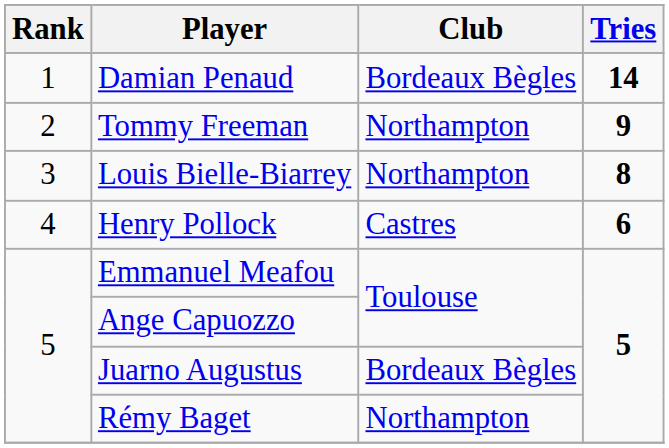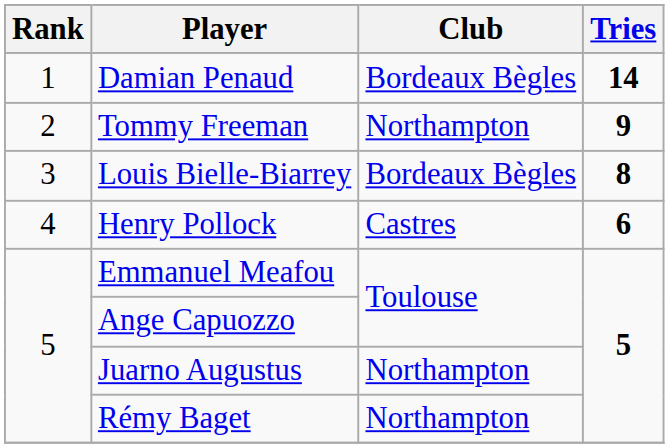(447, 175) Northampton -> (471, 175) Bordeaux Bègles
(471, 369) Bordeaux Bègles -> (447, 369) Northampton
